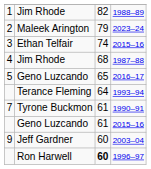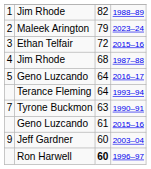(103, 44) 74 -> (103, 44) 72
(103, 76) 65 -> (103, 76) 64
(103, 108) 61 -> (103, 108) 63
